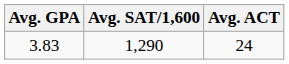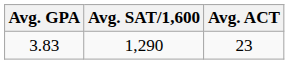(244, 45) 24 -> (244, 45) 23
